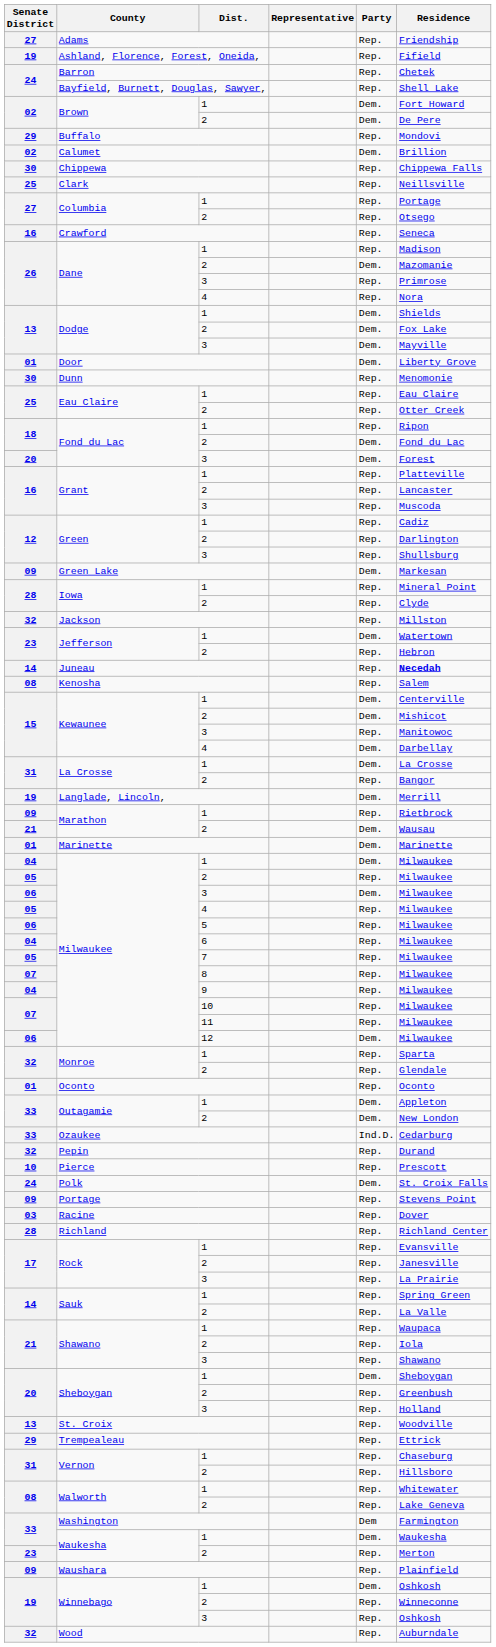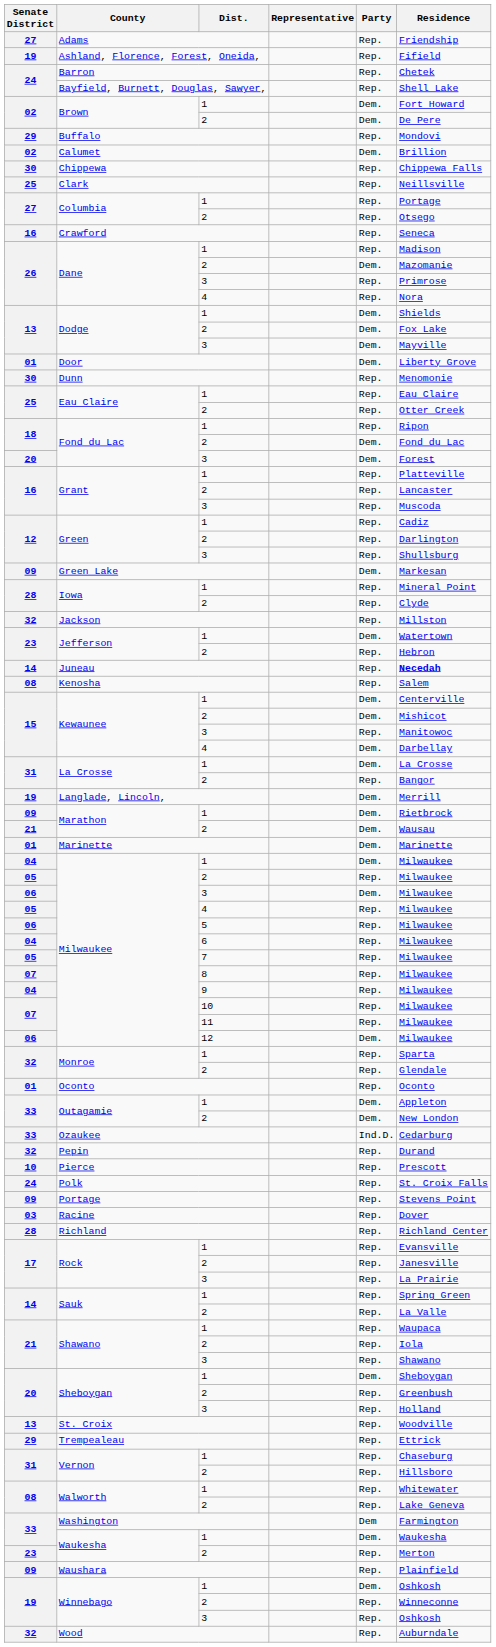(371, 813) Rep. -> (371, 813) Dem.
(371, 1183) Dem. -> (371, 1183) Rep.
